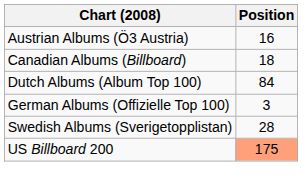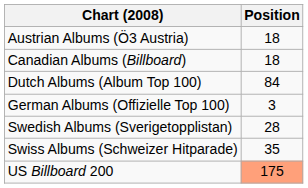(267, 37) 16 -> (272, 37) 18
+ row: (123, 149)
